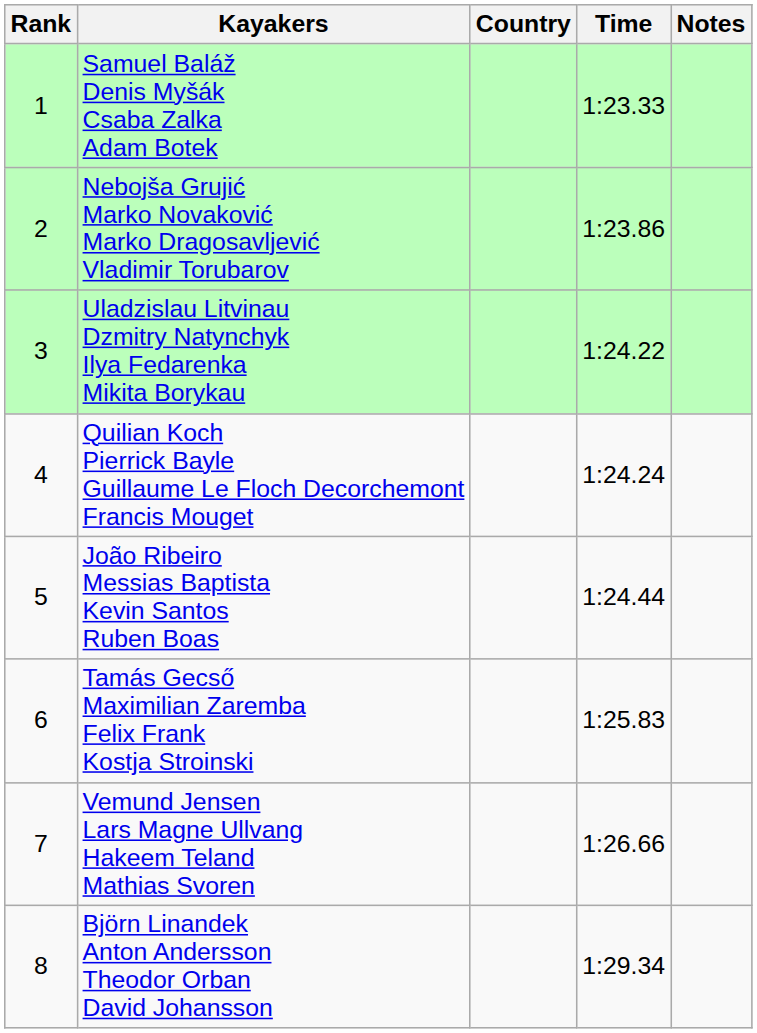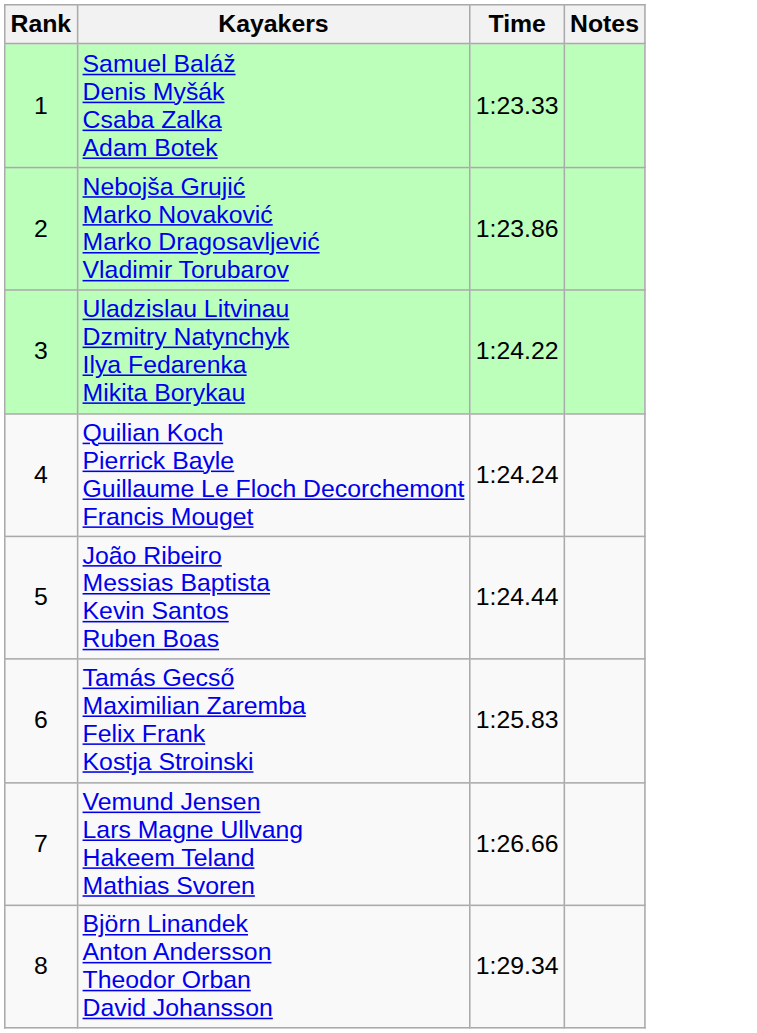- column: (523, 24)
